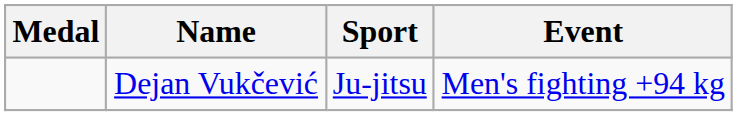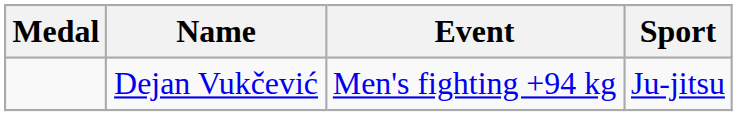columns swapped: (380, 31) <-> (583, 31)
